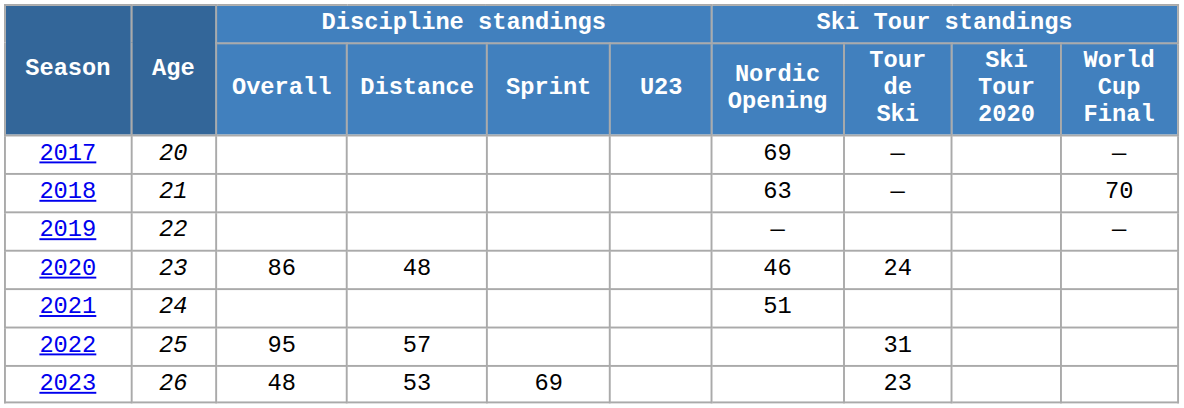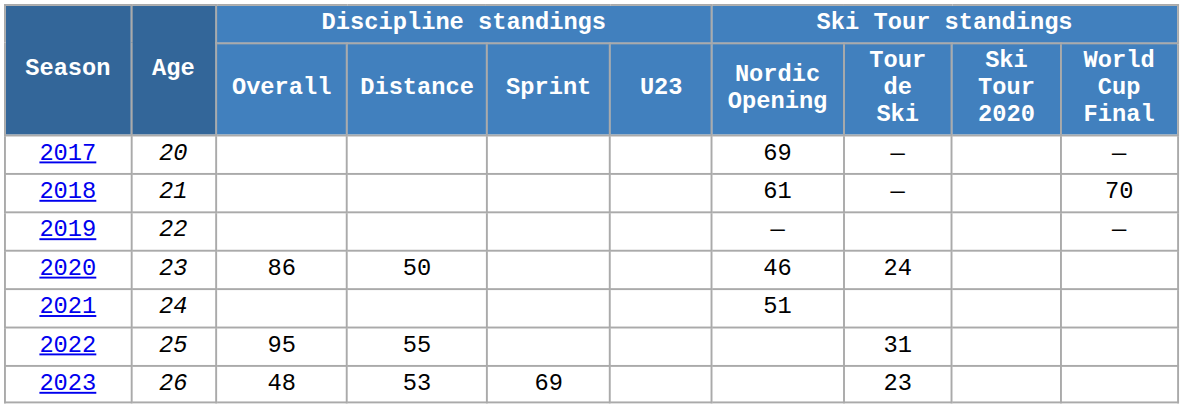(778, 193) 63 -> (778, 193) 61
(417, 270) 48 -> (417, 270) 50
(417, 346) 57 -> (417, 346) 55
